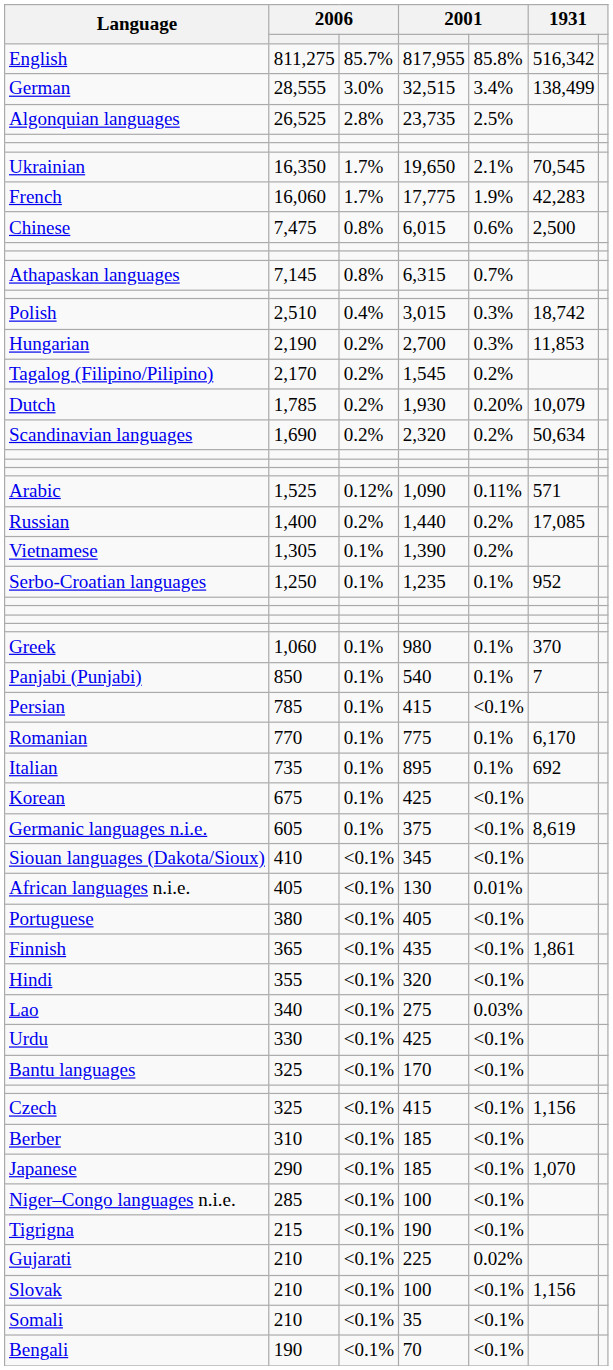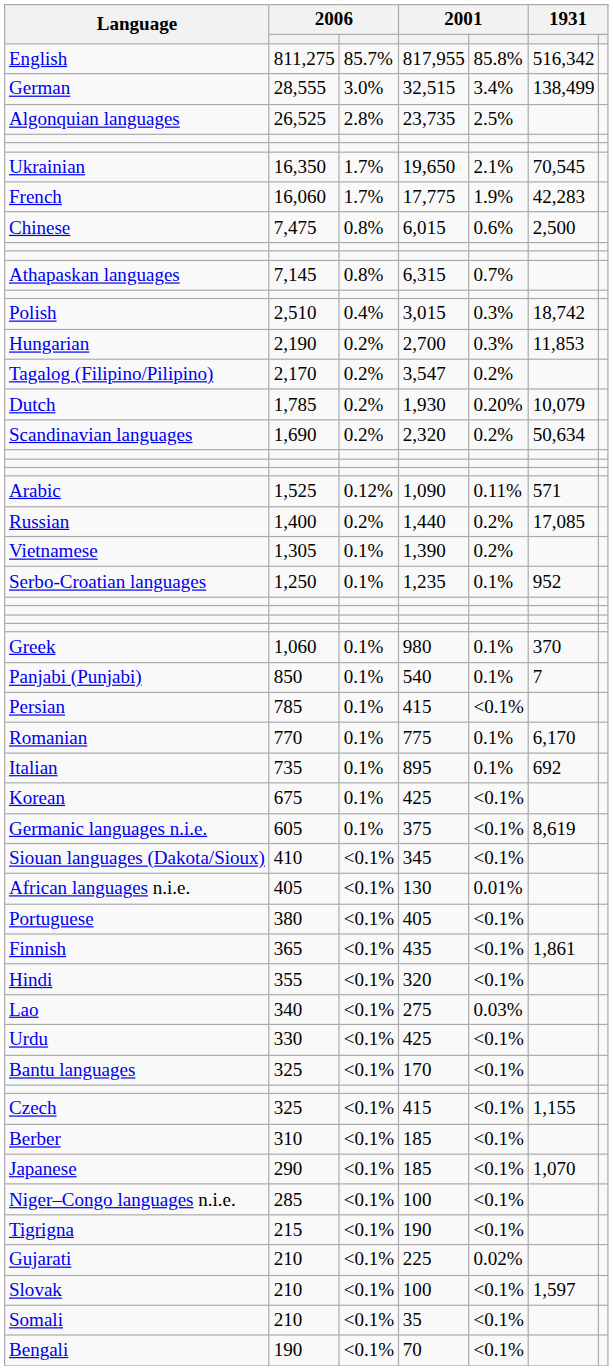(424, 374) 1,545 -> (424, 374) 3,547
(554, 1108) 1,156 -> (554, 1108) 1,155
(554, 1289) 1,156 -> (554, 1289) 1,597
